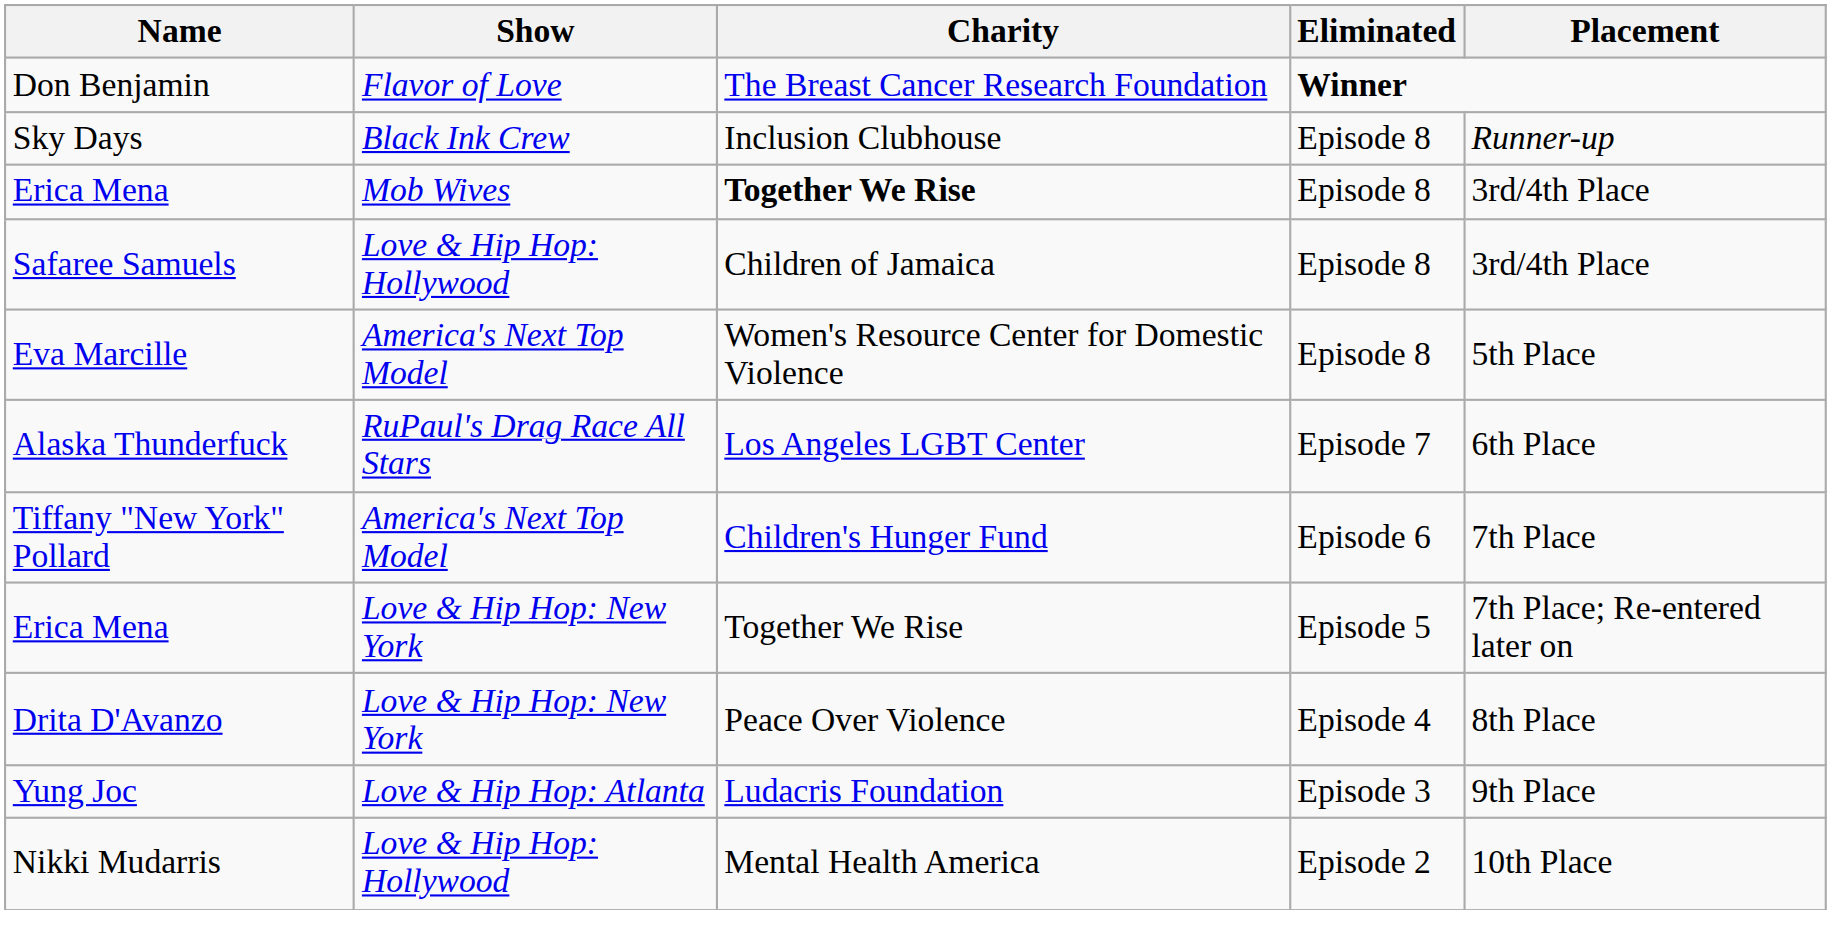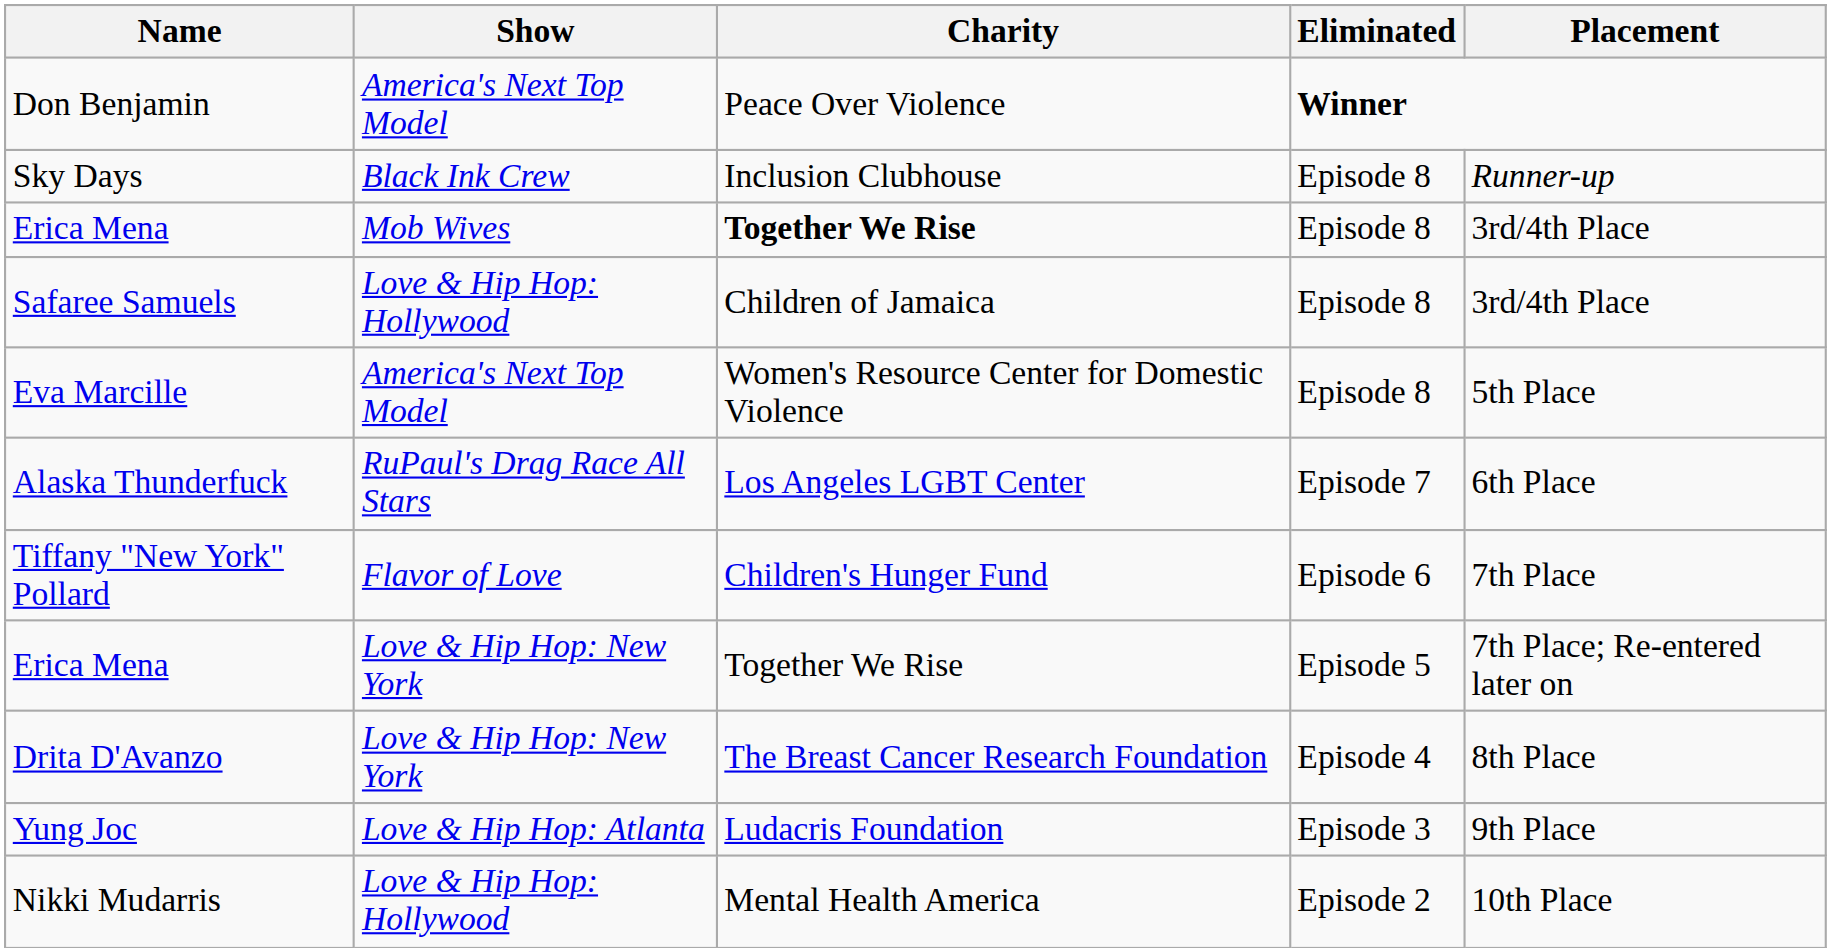(462, 84) Flavor of Love -> (493, 103) America's Next Top Model
(996, 84) The Breast Cancer Research Foundation -> (865, 103) Peace Over Violence
(493, 536) America's Next Top Model -> (462, 574) Flavor of Love
(865, 718) Peace Over Violence -> (996, 756) The Breast Cancer Research Foundation
